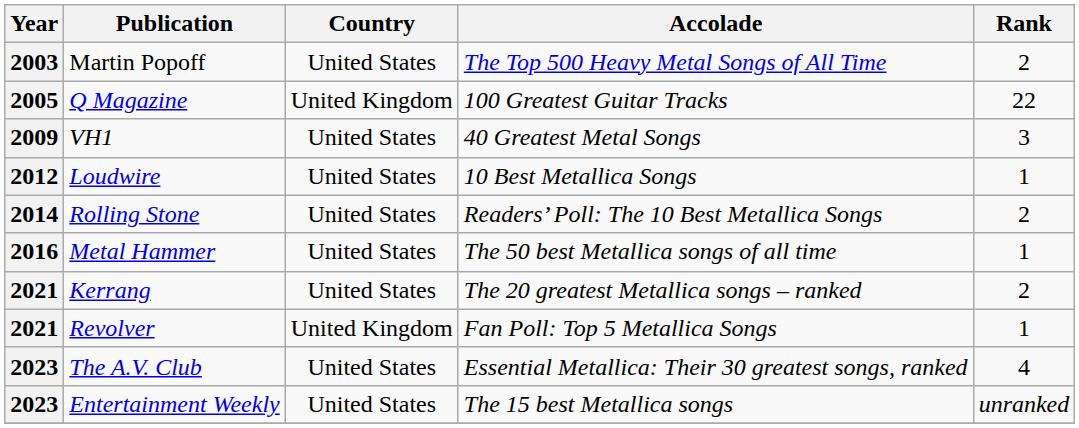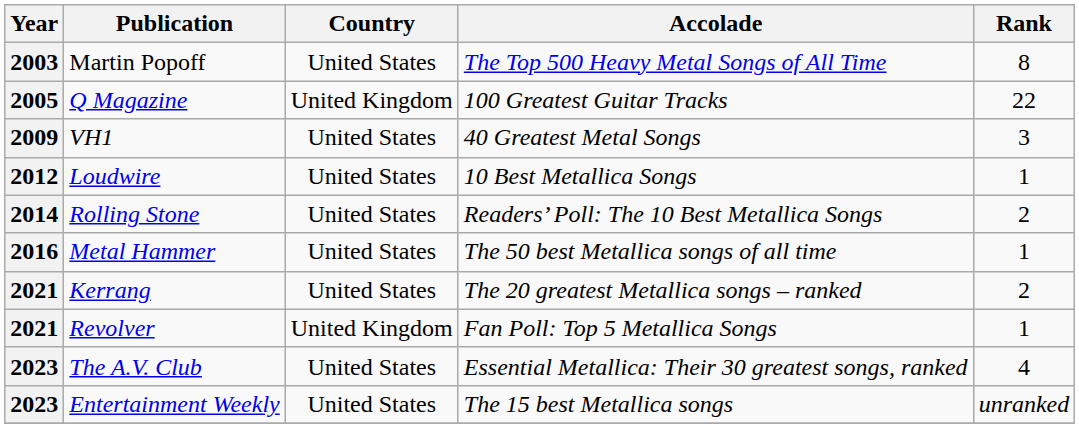(1024, 61) 2 -> (1024, 61) 8
